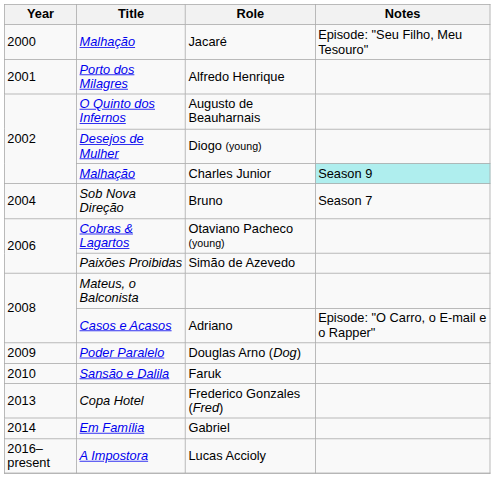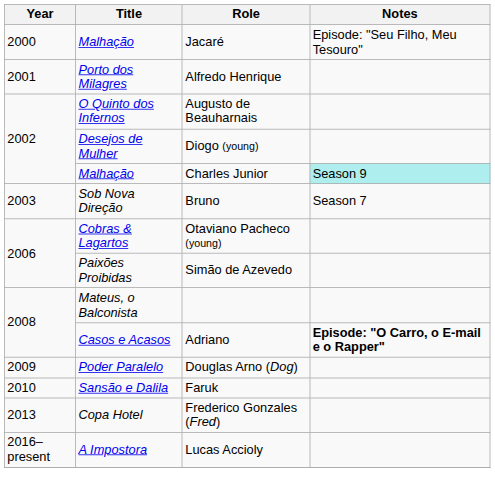(22, 201) 2004 -> (22, 201) 2003
(402, 325) normal -> (397, 340) bold
- row: (112, 428)
